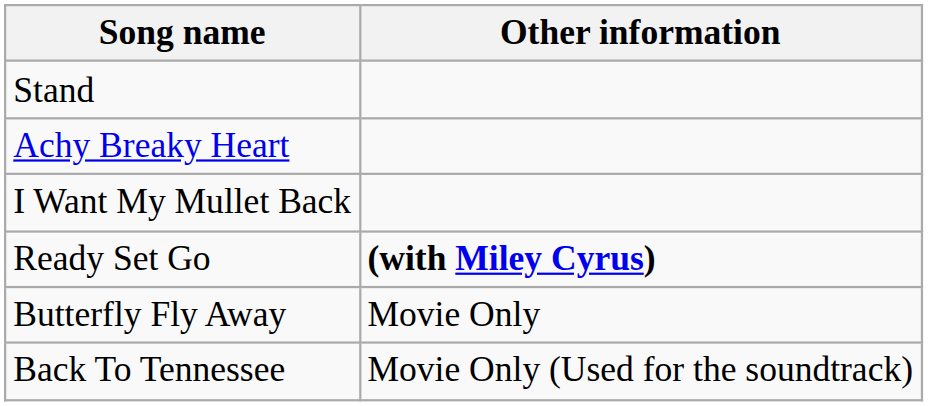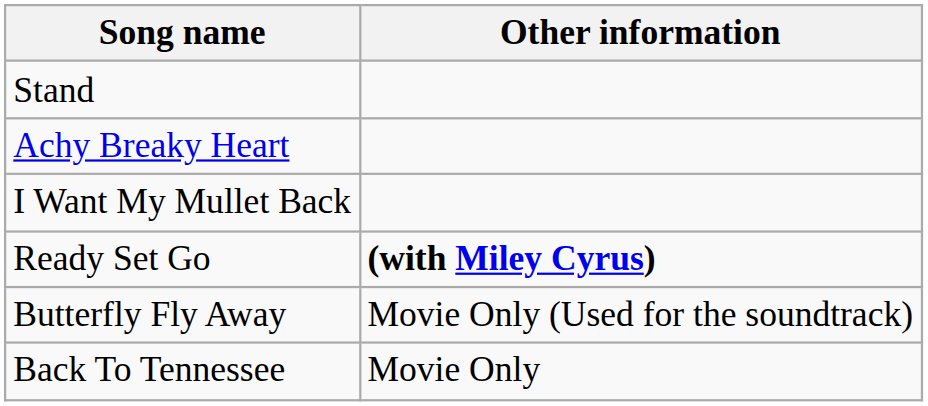(454, 314) Movie Only -> (640, 314) Movie Only (Used for the soundtrack)
(640, 370) Movie Only (Used for the soundtrack) -> (454, 370) Movie Only
